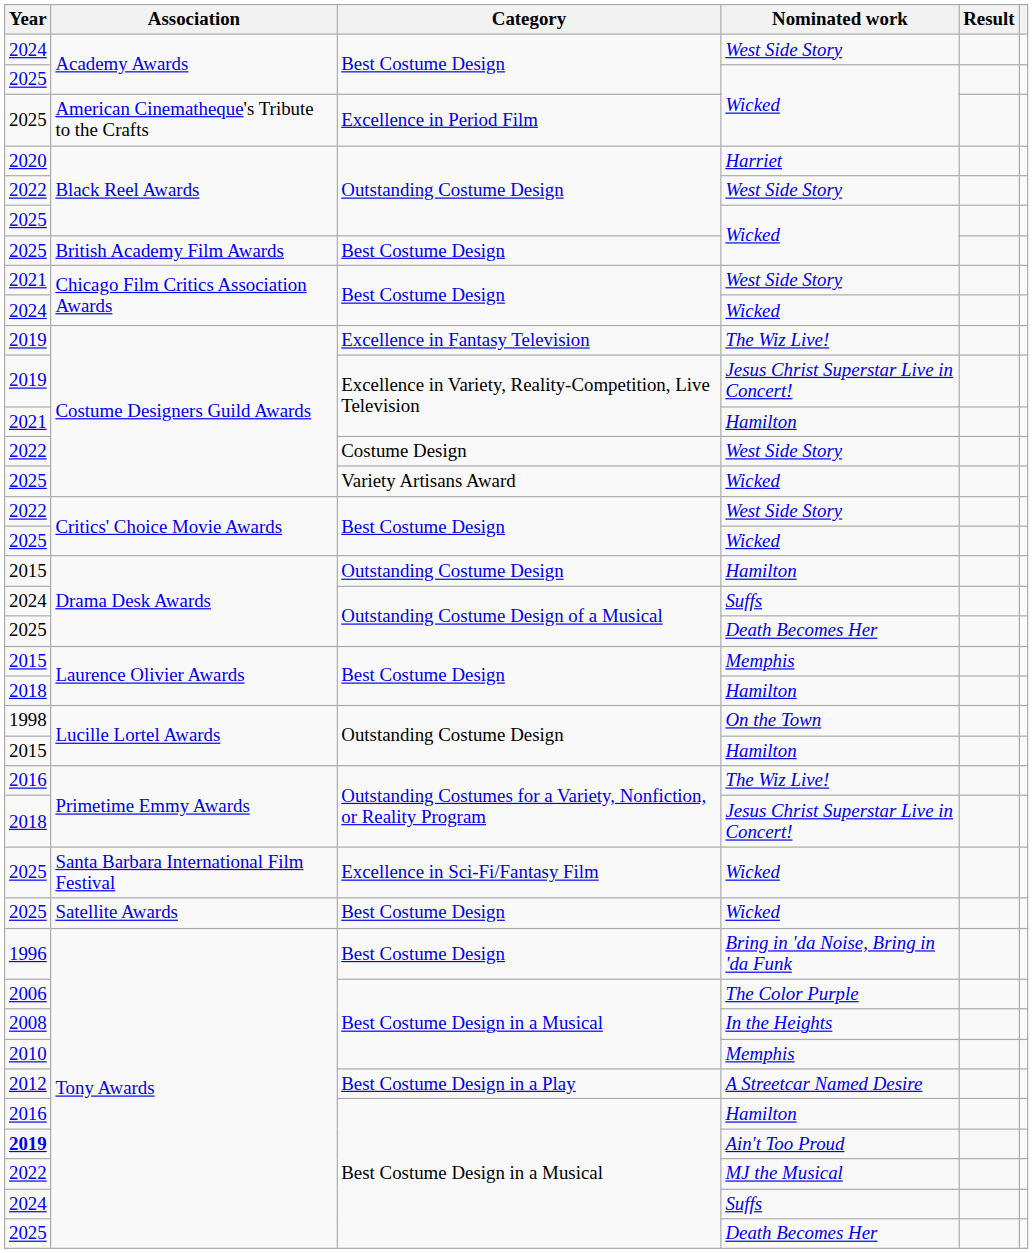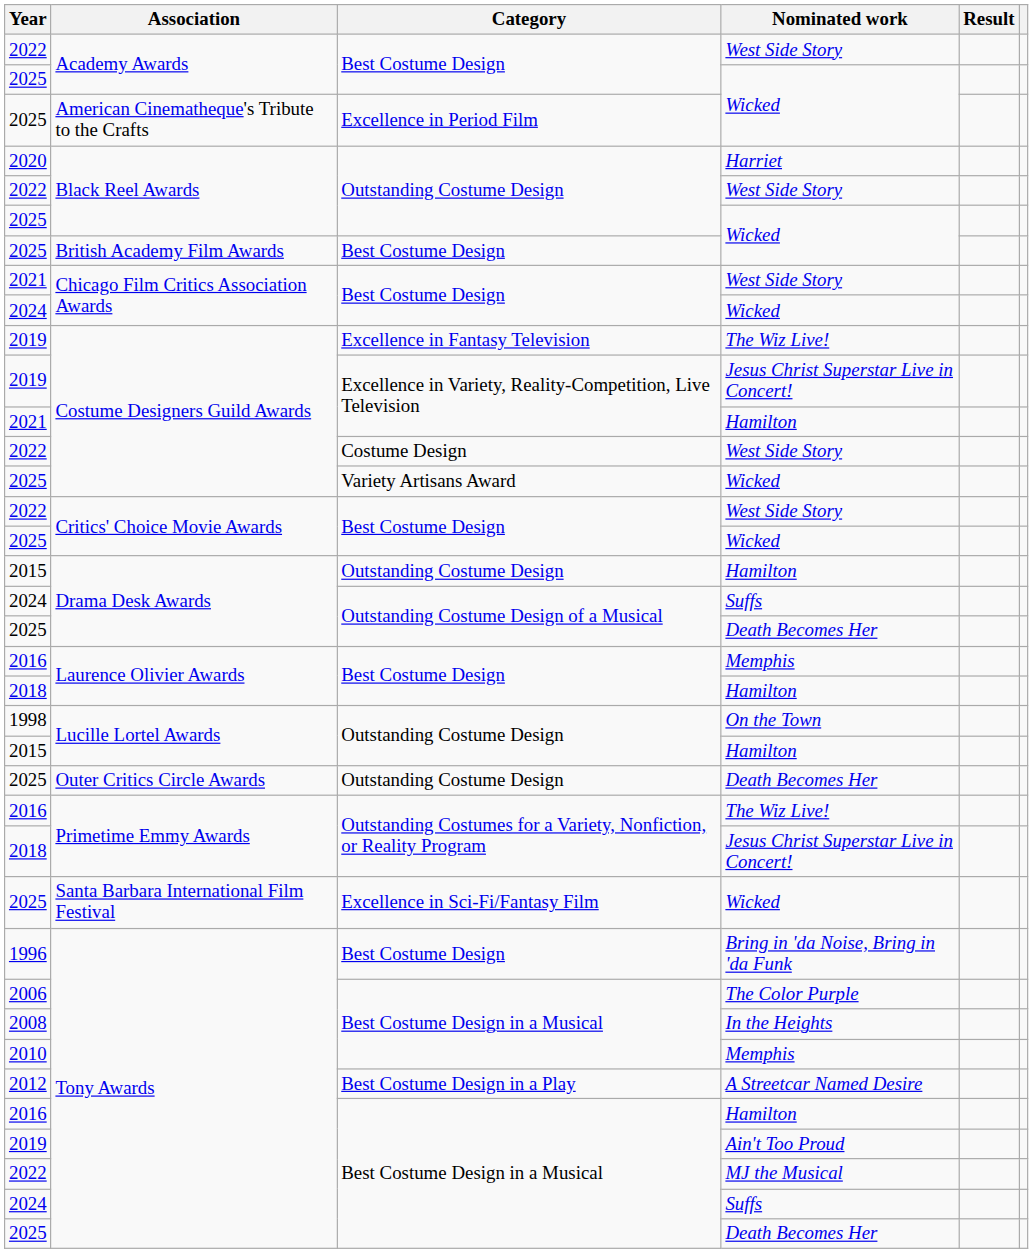(28, 49) 2024 -> (28, 49) 2022
(28, 660) 2015 -> (28, 660) 2016
+ row: (160, 780)
- row: (117, 912)
(28, 1143) bold -> (28, 1143) normal
